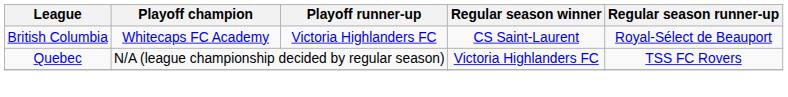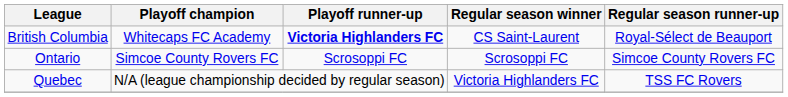(364, 37) normal -> (365, 37) bold
+ row: (58, 59)
